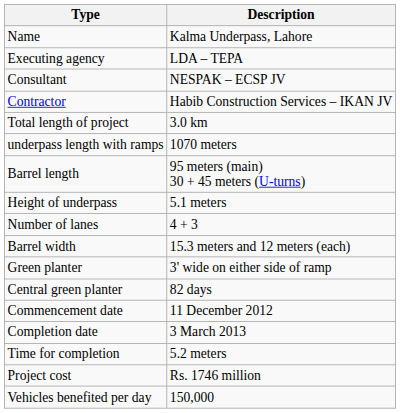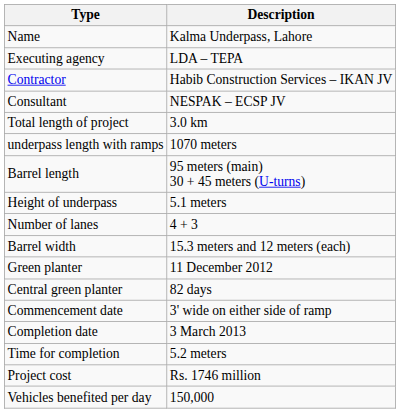rows swapped: (37, 79) <-> (37, 101)
(251, 267) 3' wide on either side of ramp -> (221, 267) 11 December 2012
(221, 310) 11 December 2012 -> (251, 310) 3' wide on either side of ramp
